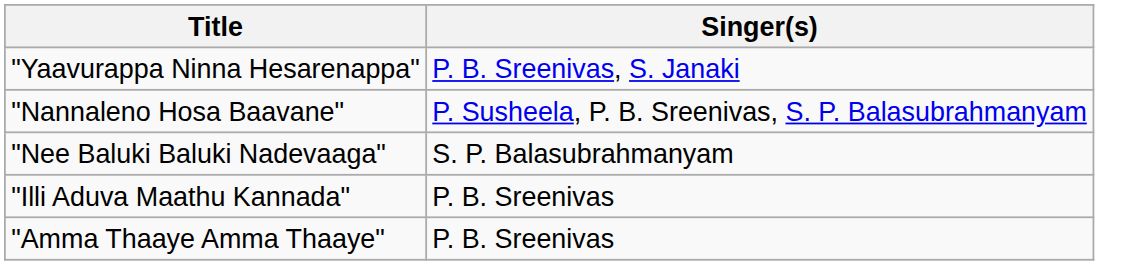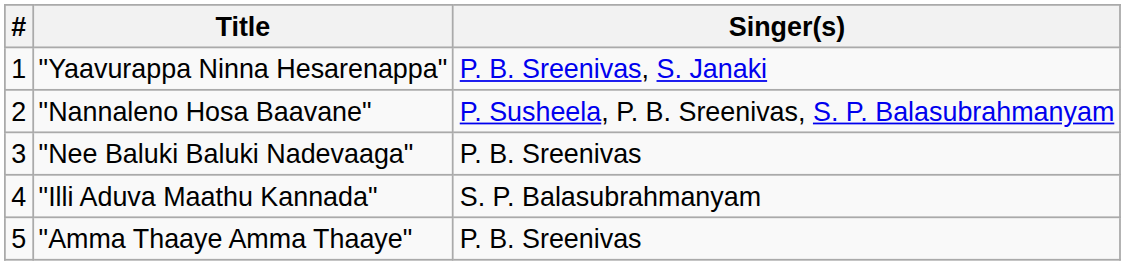+ column: (19, 26)
(583, 154) S. P. Balasubrahmanyam -> (551, 154) P. B. Sreenivas
(523, 197) P. B. Sreenivas -> (610, 197) S. P. Balasubrahmanyam
